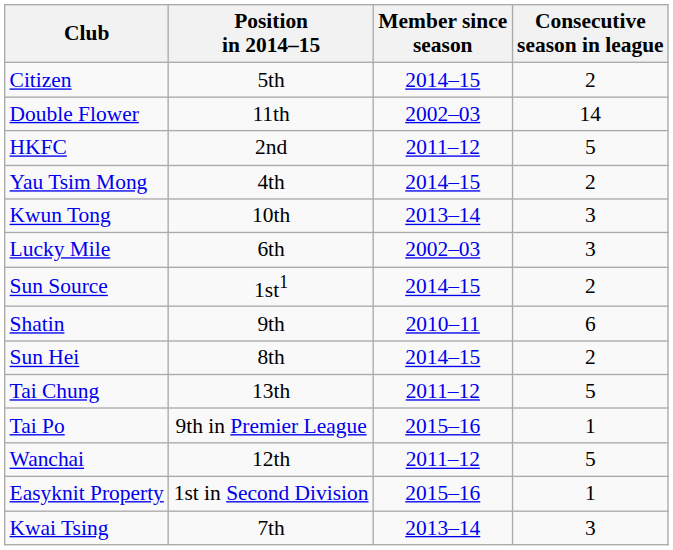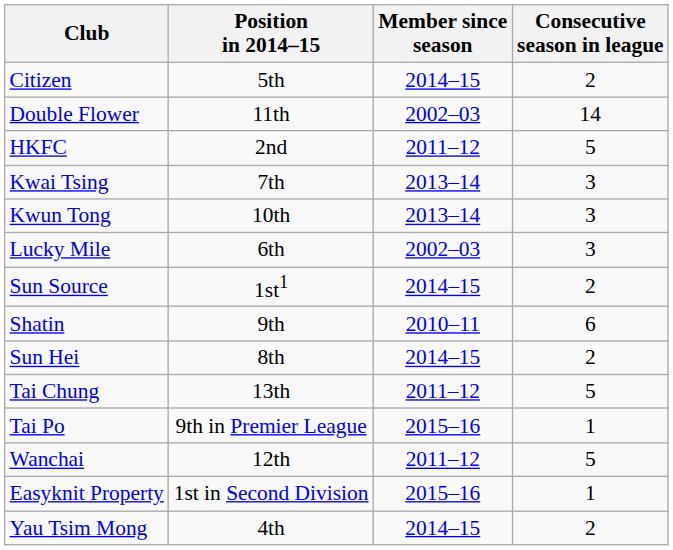rows swapped: (59, 527) <-> (78, 181)
